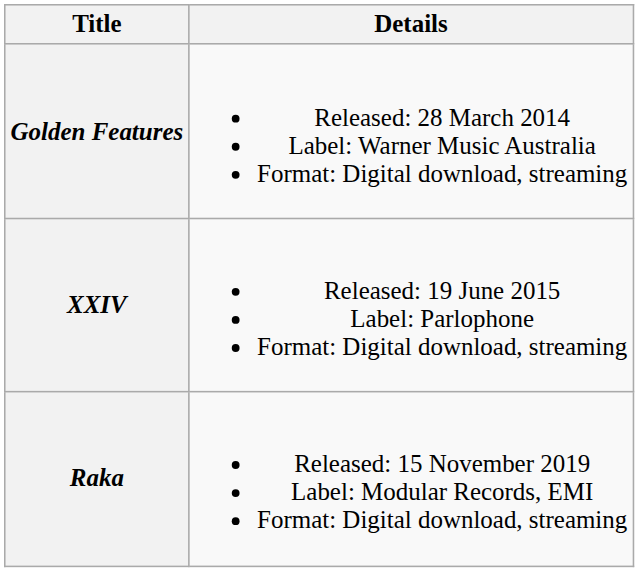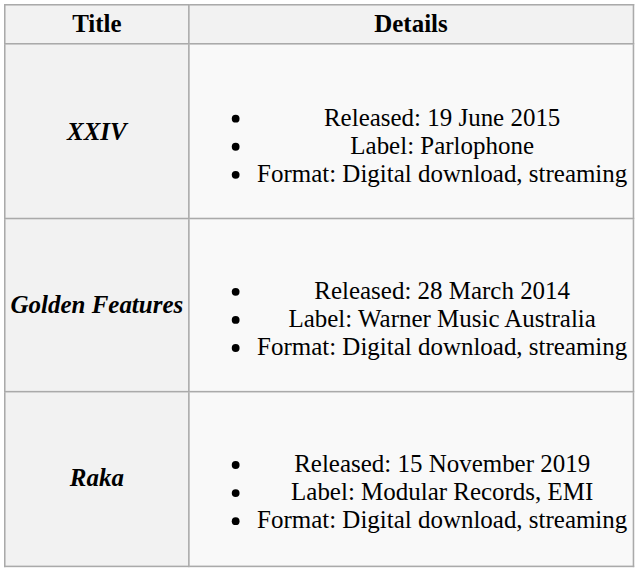rows swapped: (97, 130) <-> (97, 304)
